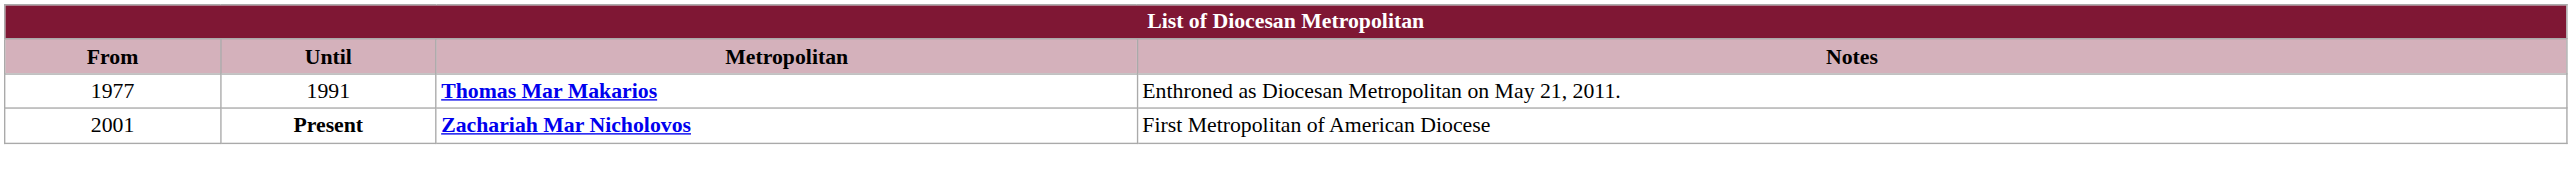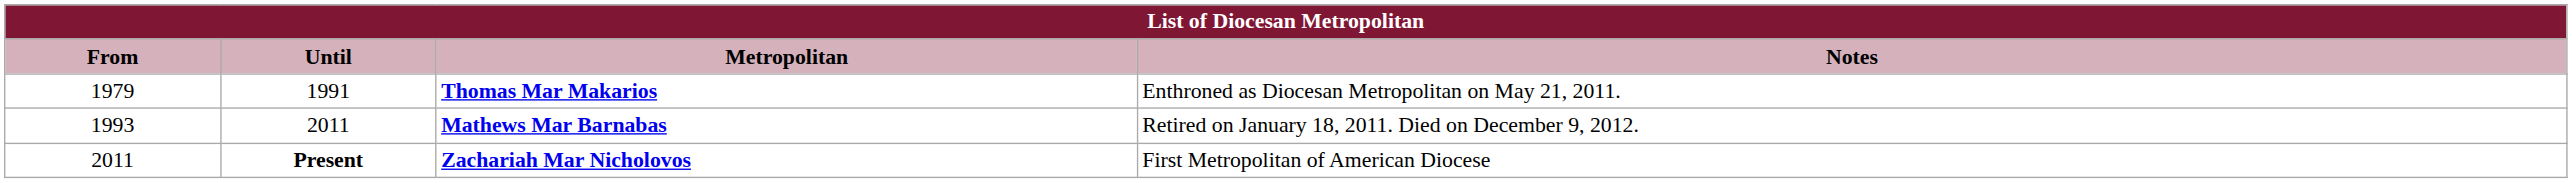(113, 90) 1977 -> (113, 90) 1979
+ row: (554, 125)
(113, 125) 2001 -> (113, 159) 2011
